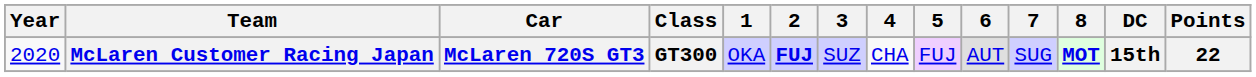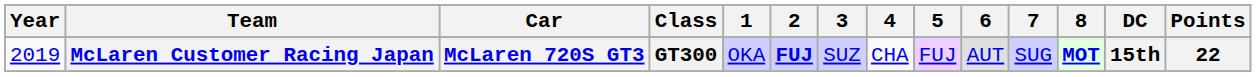(35, 54) 2020 -> (35, 54) 2019
